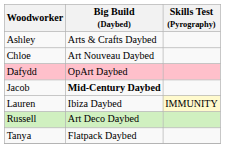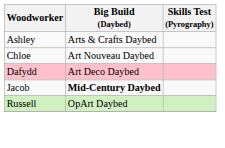(98, 71) OpArt Daybed -> (103, 71) Art Deco Daybed
- row: (21, 103)
(103, 119) Art Deco Daybed -> (98, 103) OpArt Daybed
- row: (19, 135)
